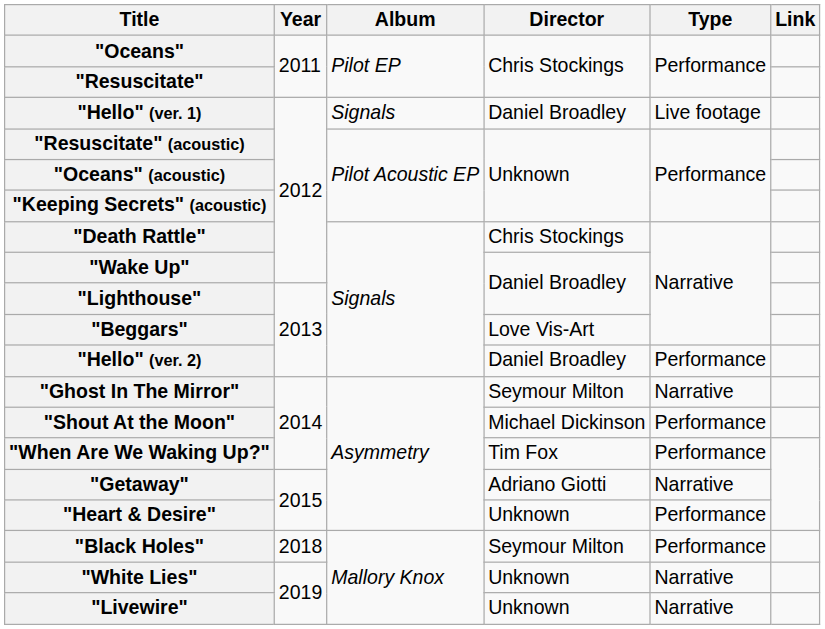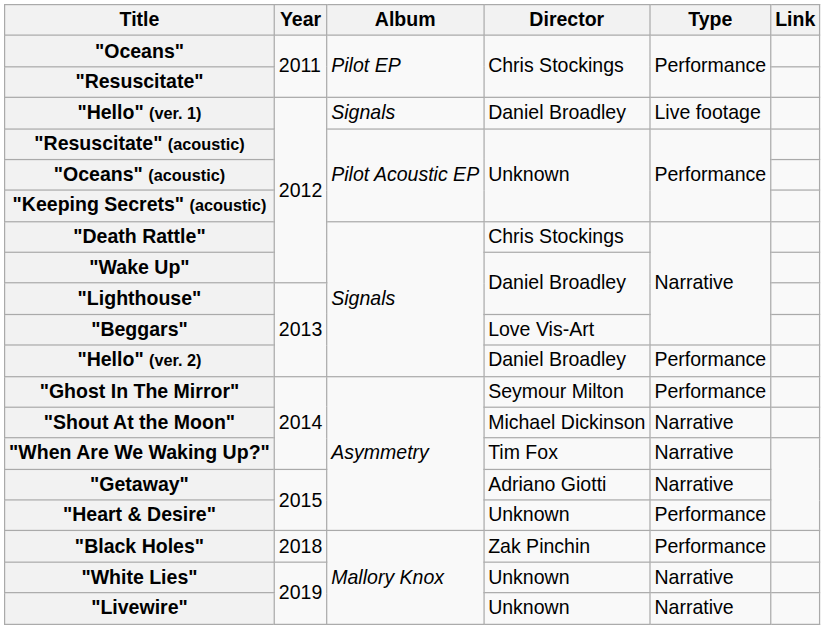(694, 391) Narrative -> (710, 391) Performance
(710, 422) Performance -> (694, 422) Narrative
(710, 453) Performance -> (694, 453) Narrative
(556, 546) Seymour Milton -> (539, 546) Zak Pinchin
